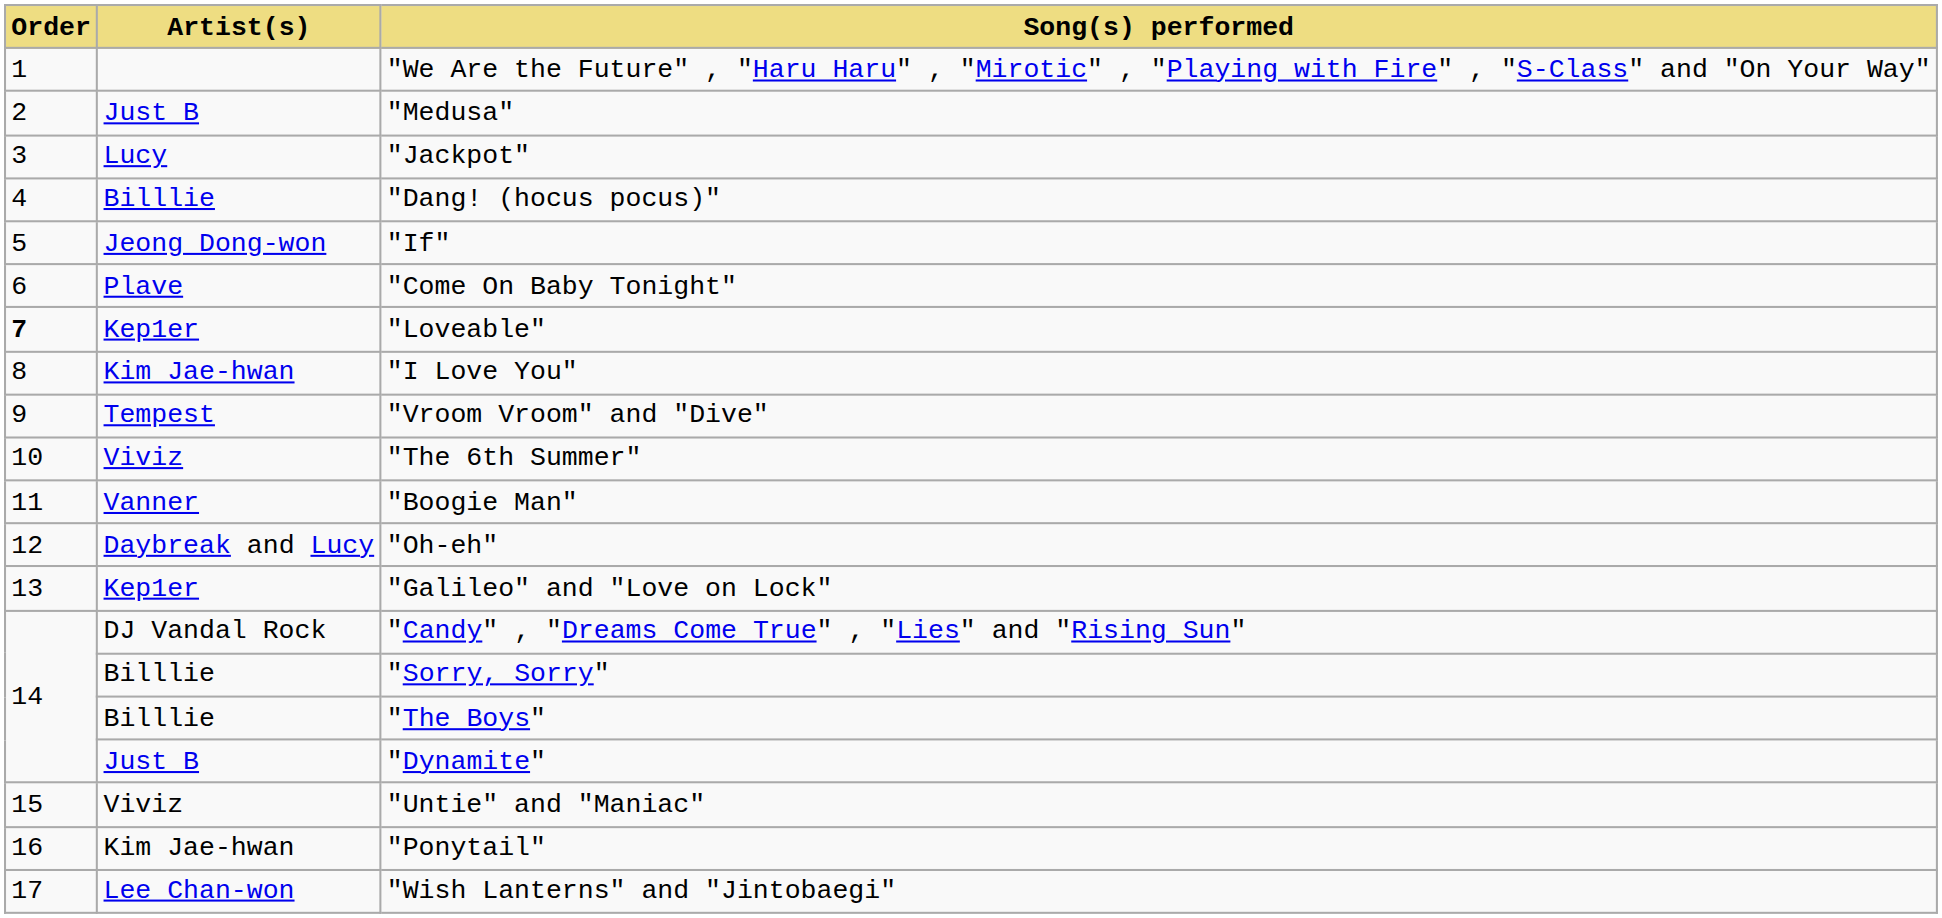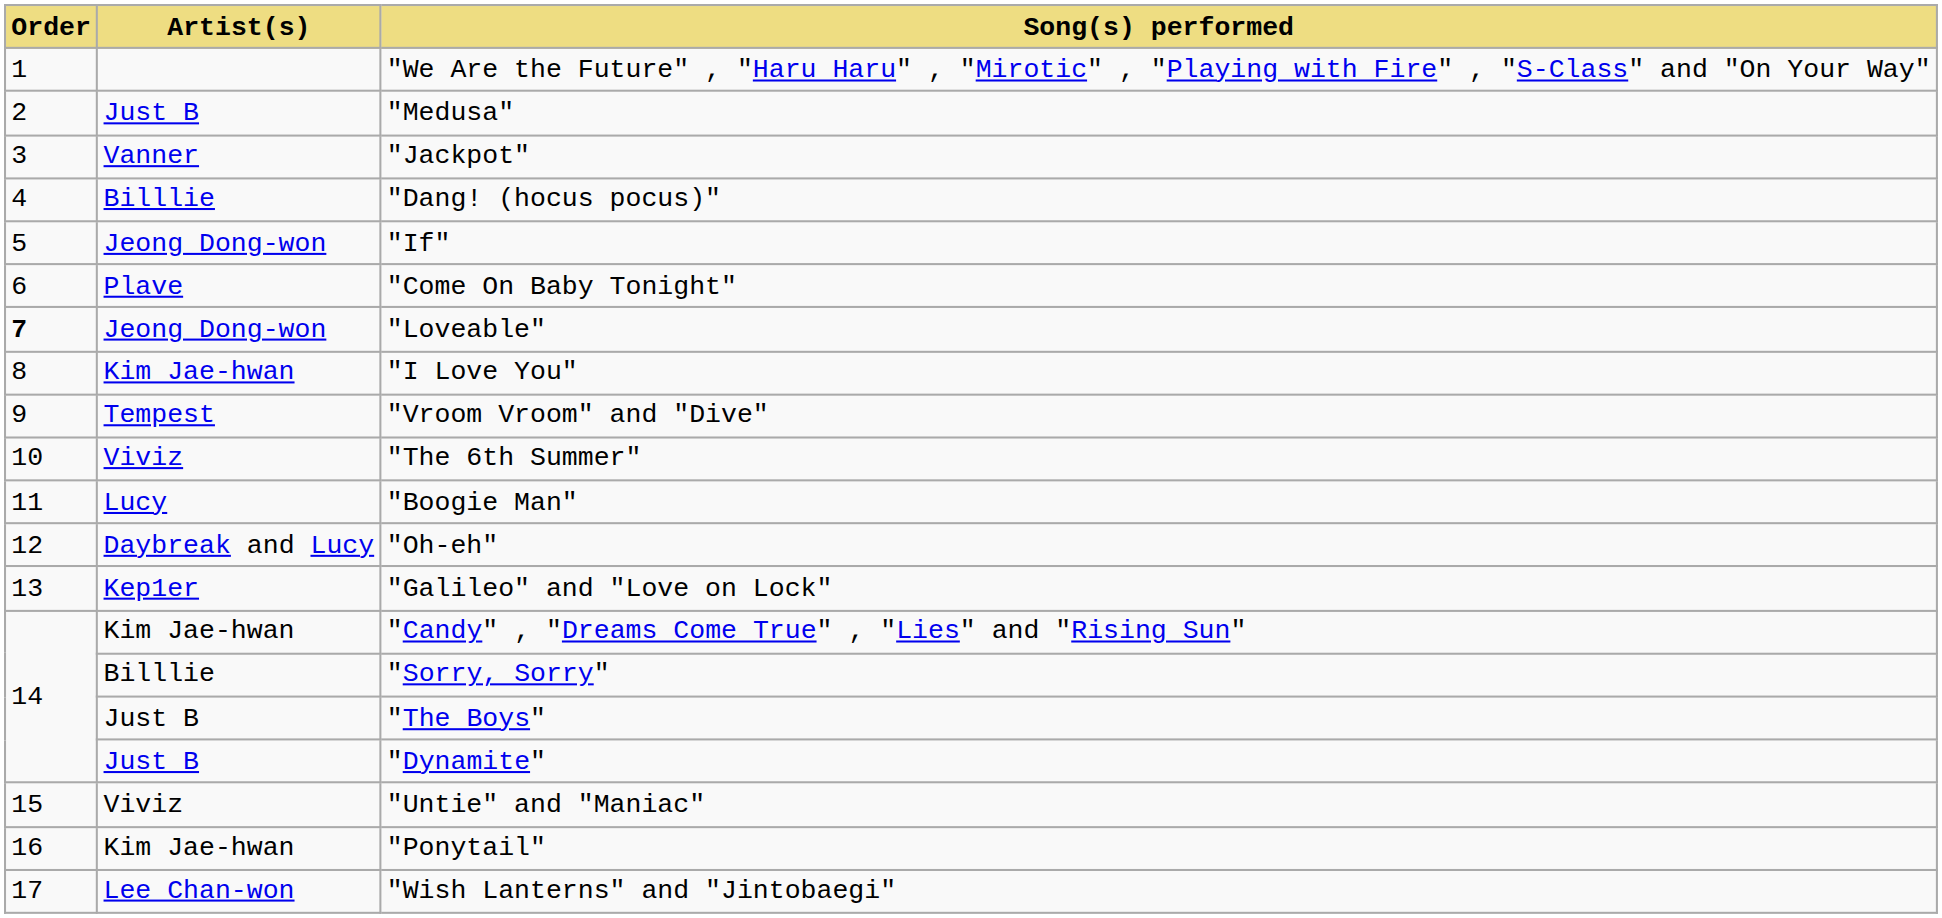(135, 156) Lucy -> (151, 156) Vanner
(151, 329) Kep1er -> (215, 329) Jeong Dong-won
(151, 502) Vanner -> (135, 502) Lucy
(215, 632) DJ Vandal Rock -> (199, 632) Kim Jae-hwan
(159, 718) Billlie -> (151, 718) Just B
